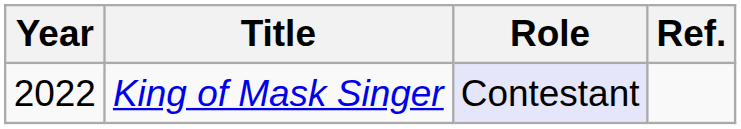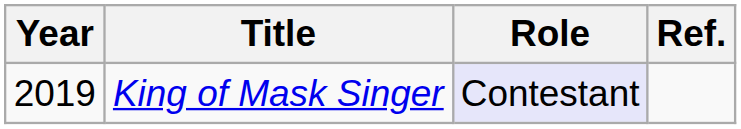(55, 92) 2022 -> (55, 92) 2019
